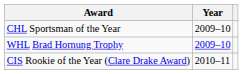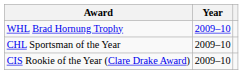rows swapped: (65, 45) <-> (64, 28)
(212, 61) 2010–11 -> (213, 61) 2009–10
